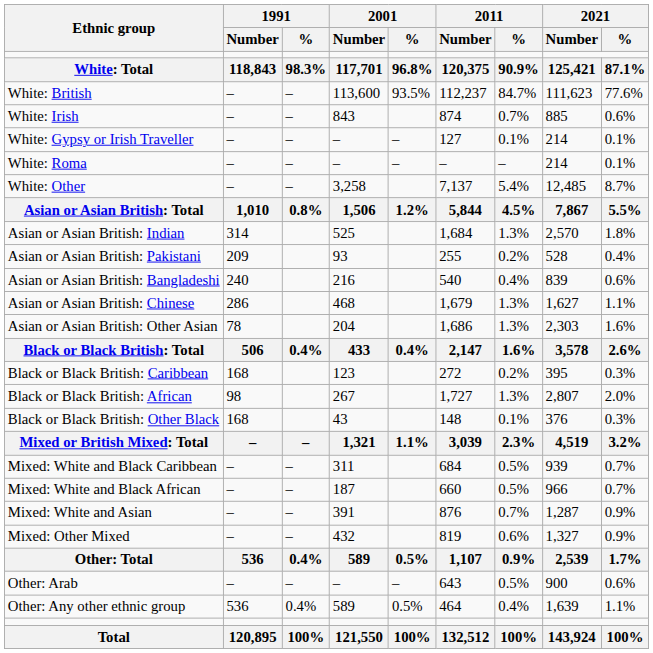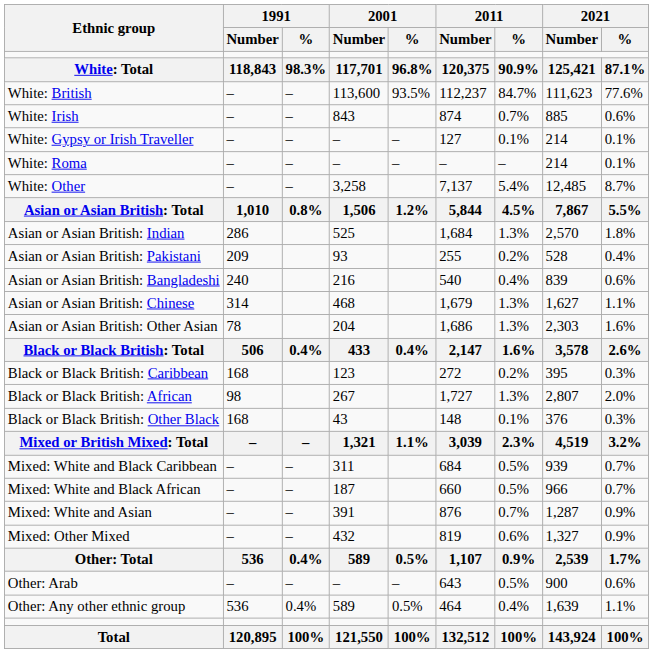(237, 233) 314 -> (237, 233) 286
(237, 303) 286 -> (237, 303) 314
